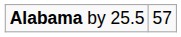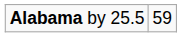(162, 17) 57 -> (162, 17) 59
